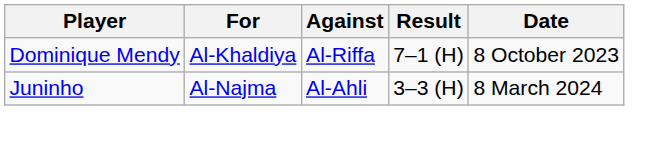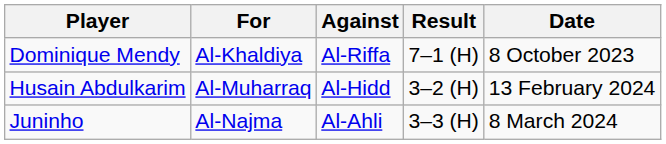+ row: (98, 88)
